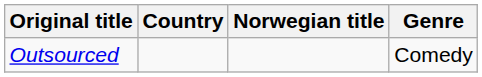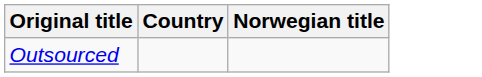- column: (434, 21)
